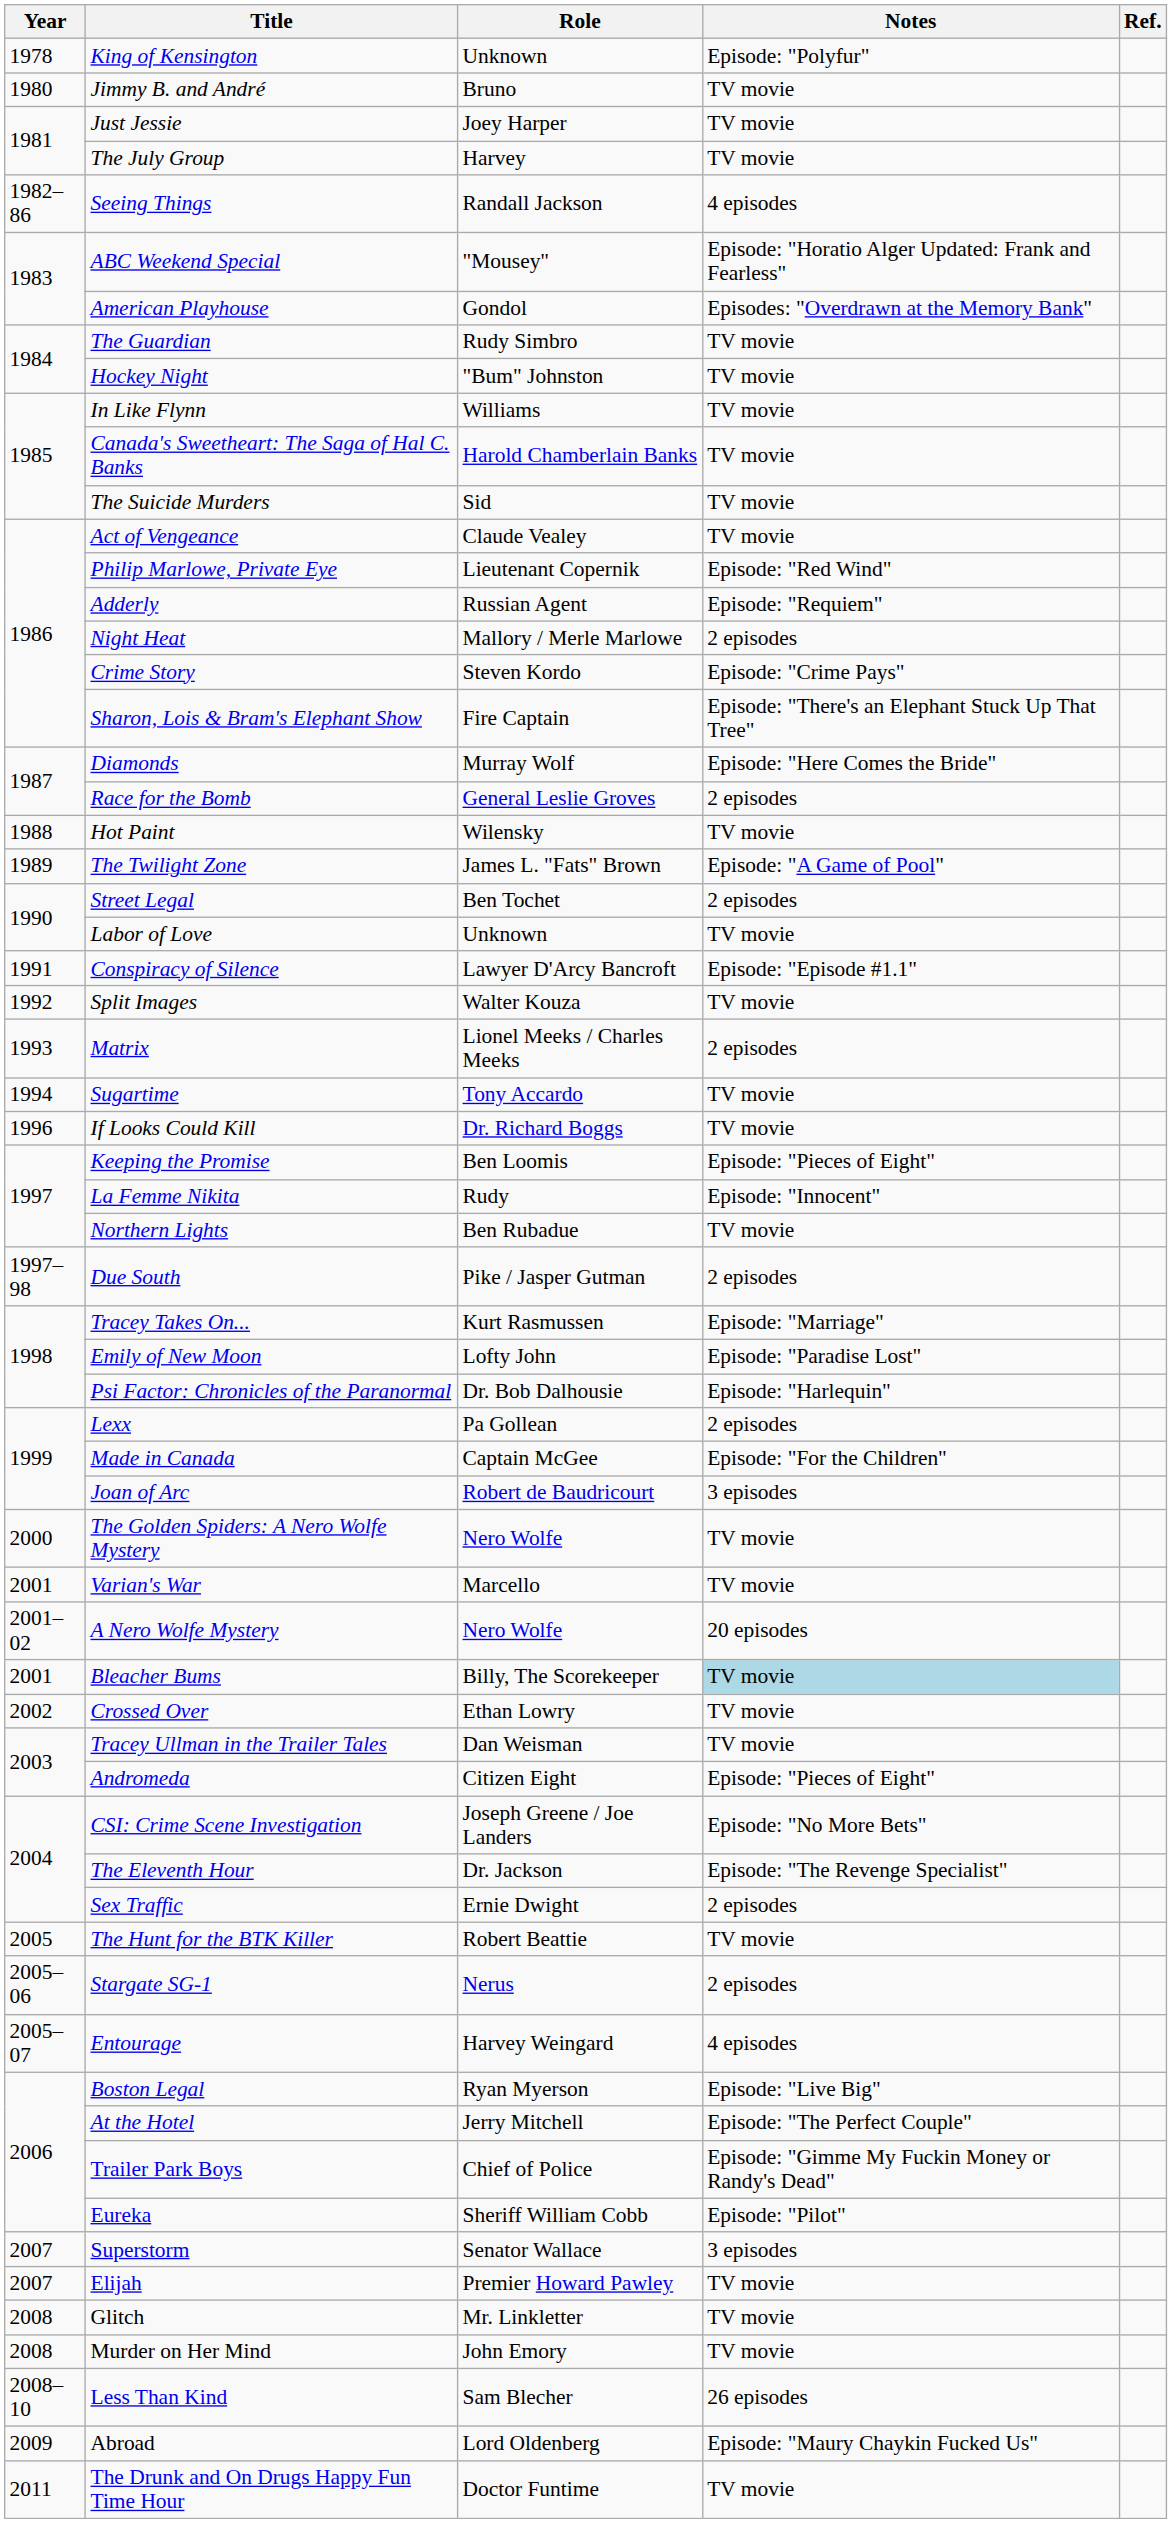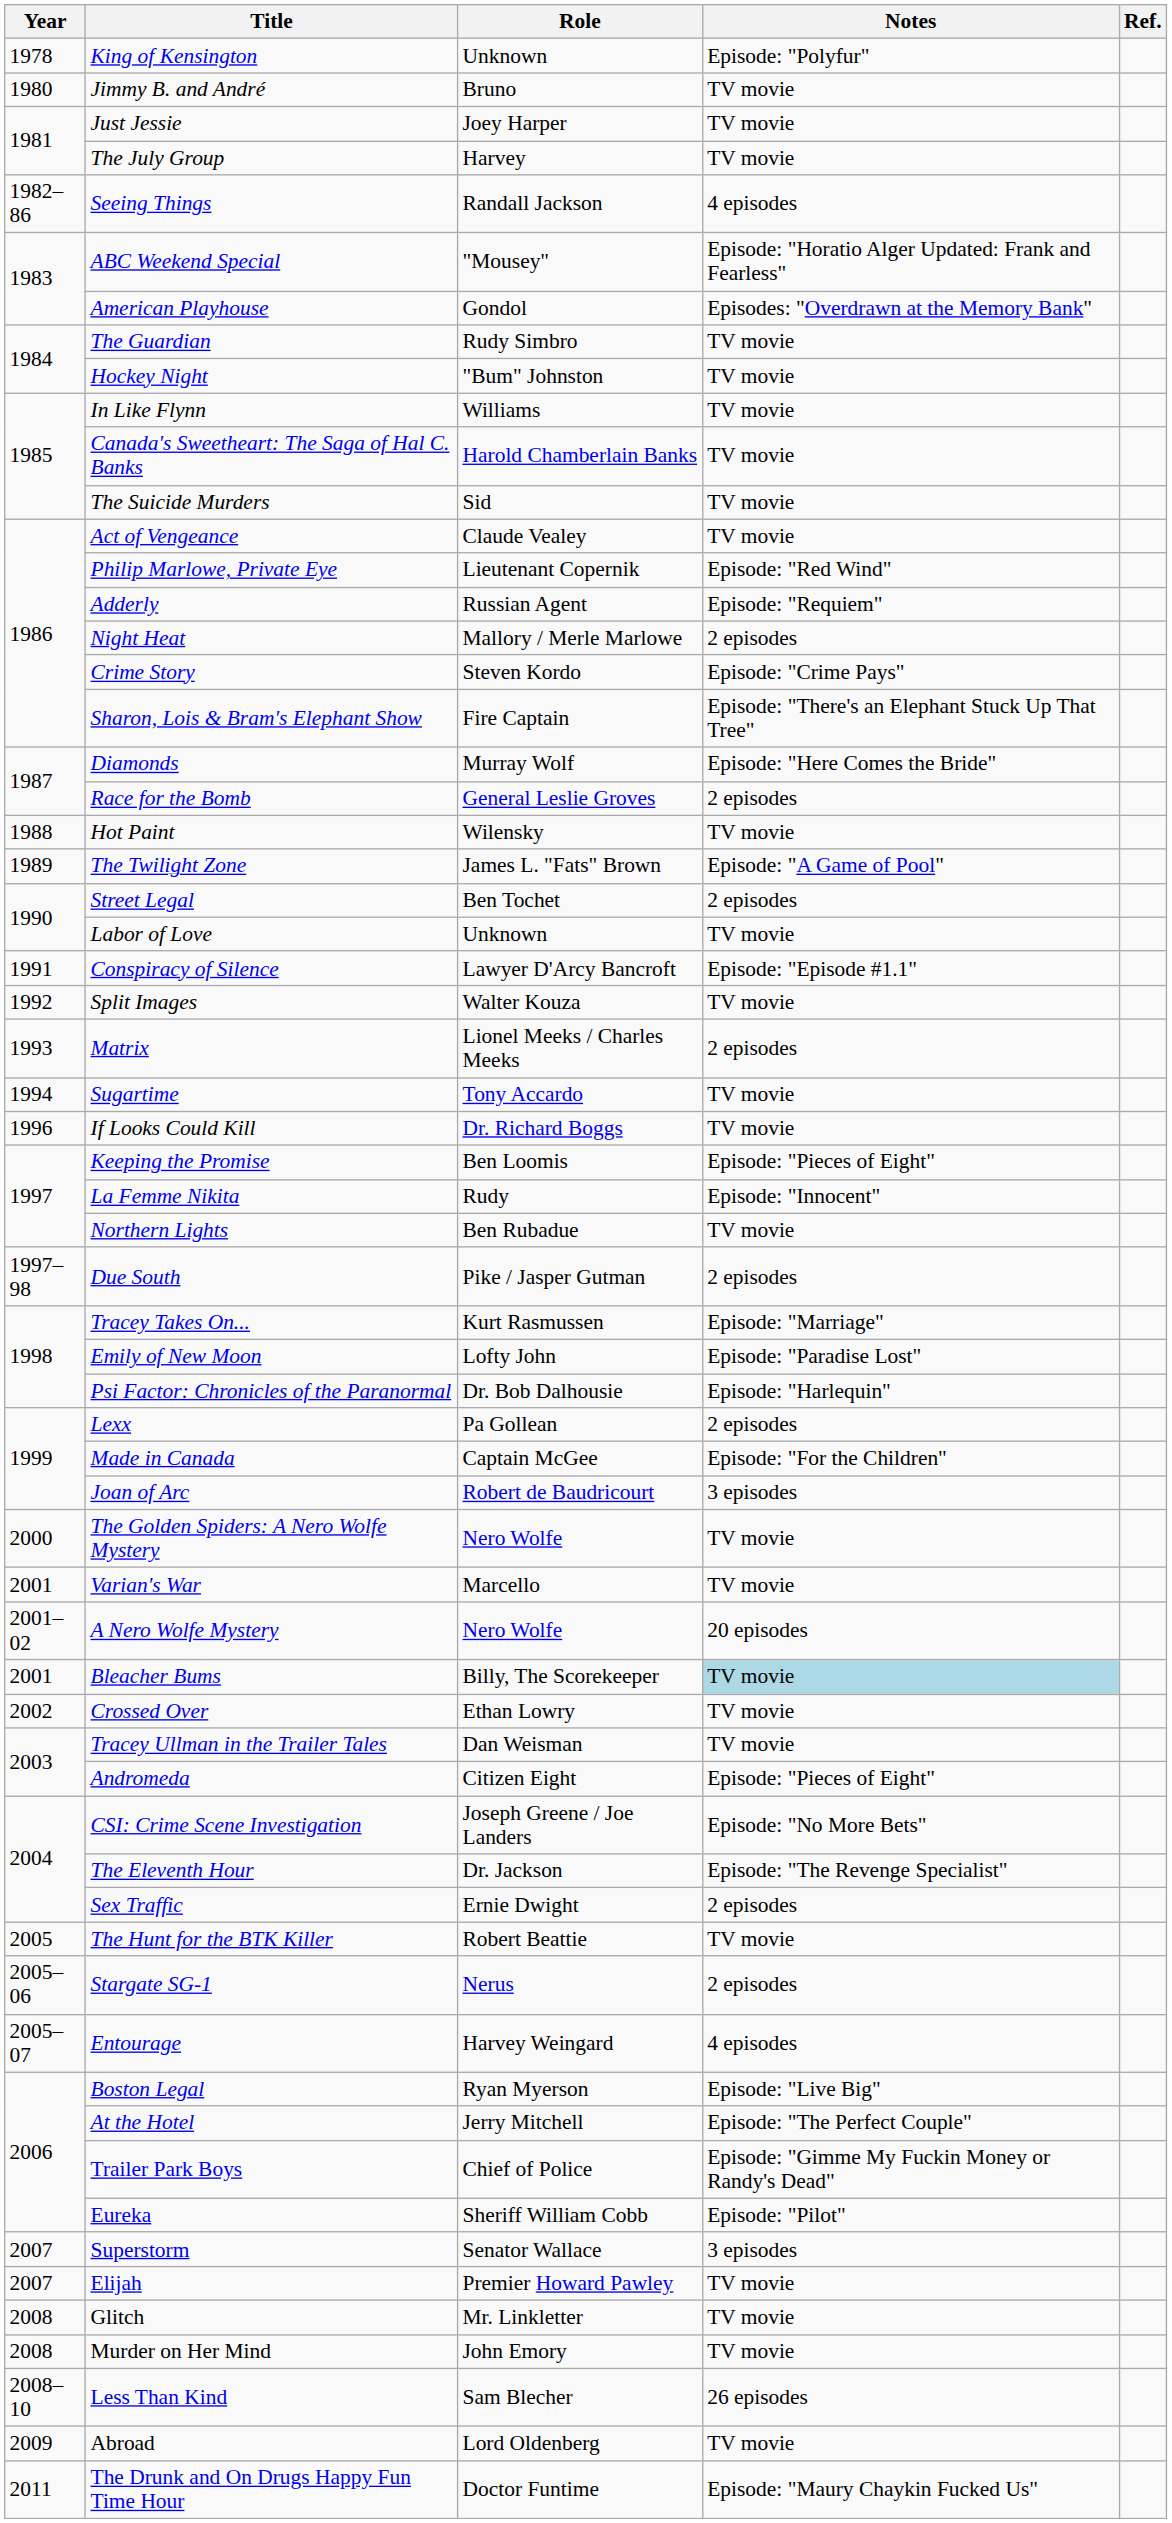(873, 2443) Episode: "Maury Chaykin Fucked Us" -> (751, 2443) TV movie
(751, 2489) TV movie -> (873, 2489) Episode: "Maury Chaykin Fucked Us"
